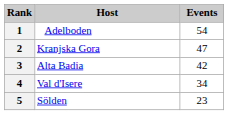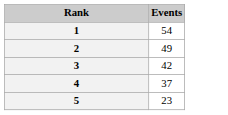- column: (107, 13)
(202, 48) 47 -> (167, 48) 49
(202, 83) 34 -> (167, 83) 37
